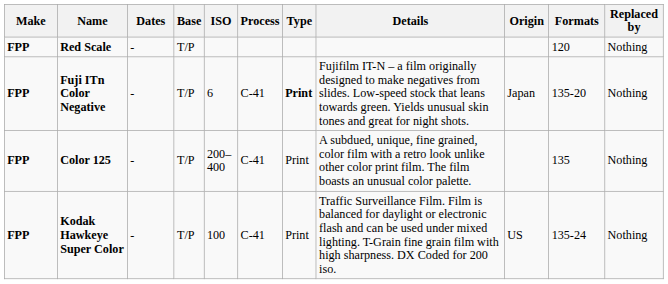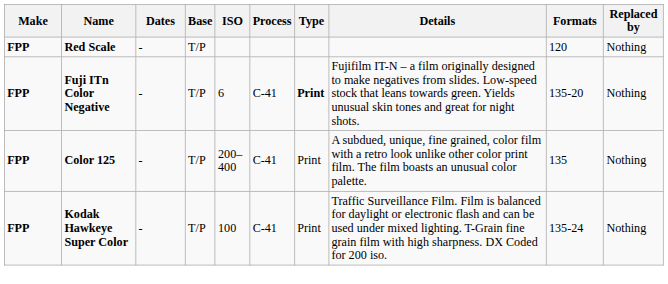- column: (527, 20)
